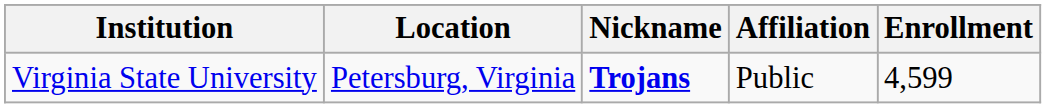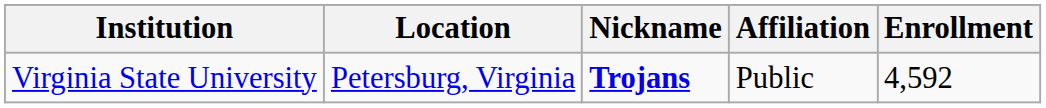(918, 77) 4,599 -> (918, 77) 4,592
